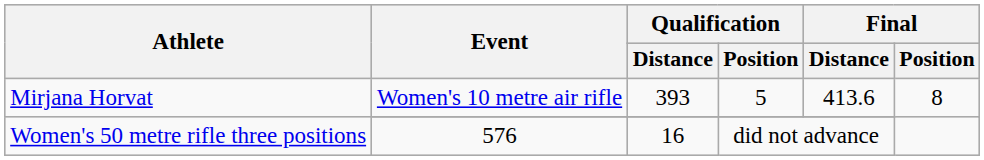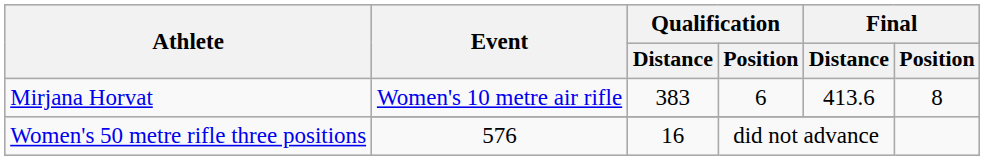(673, 97) 393 -> (673, 97) 383
(761, 97) 5 -> (761, 97) 6
